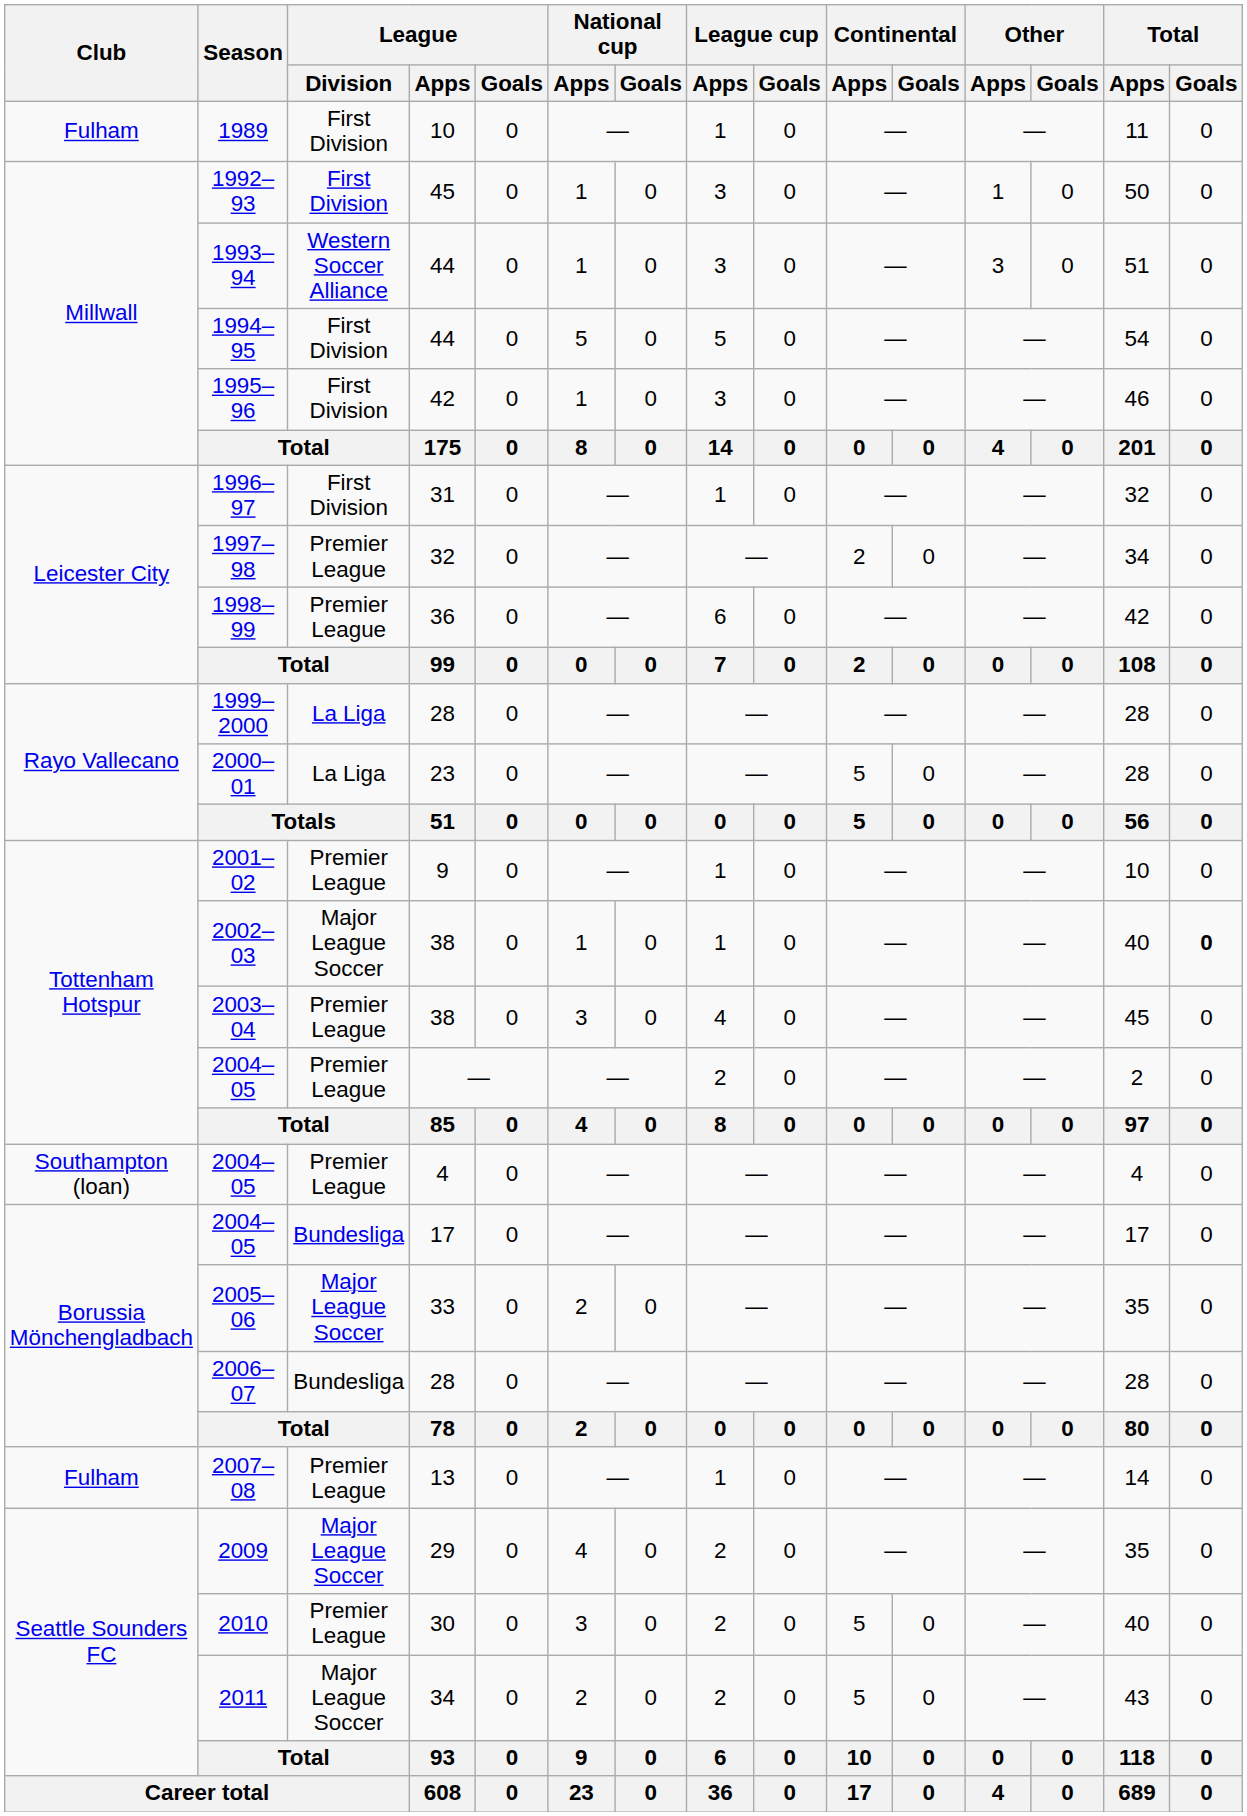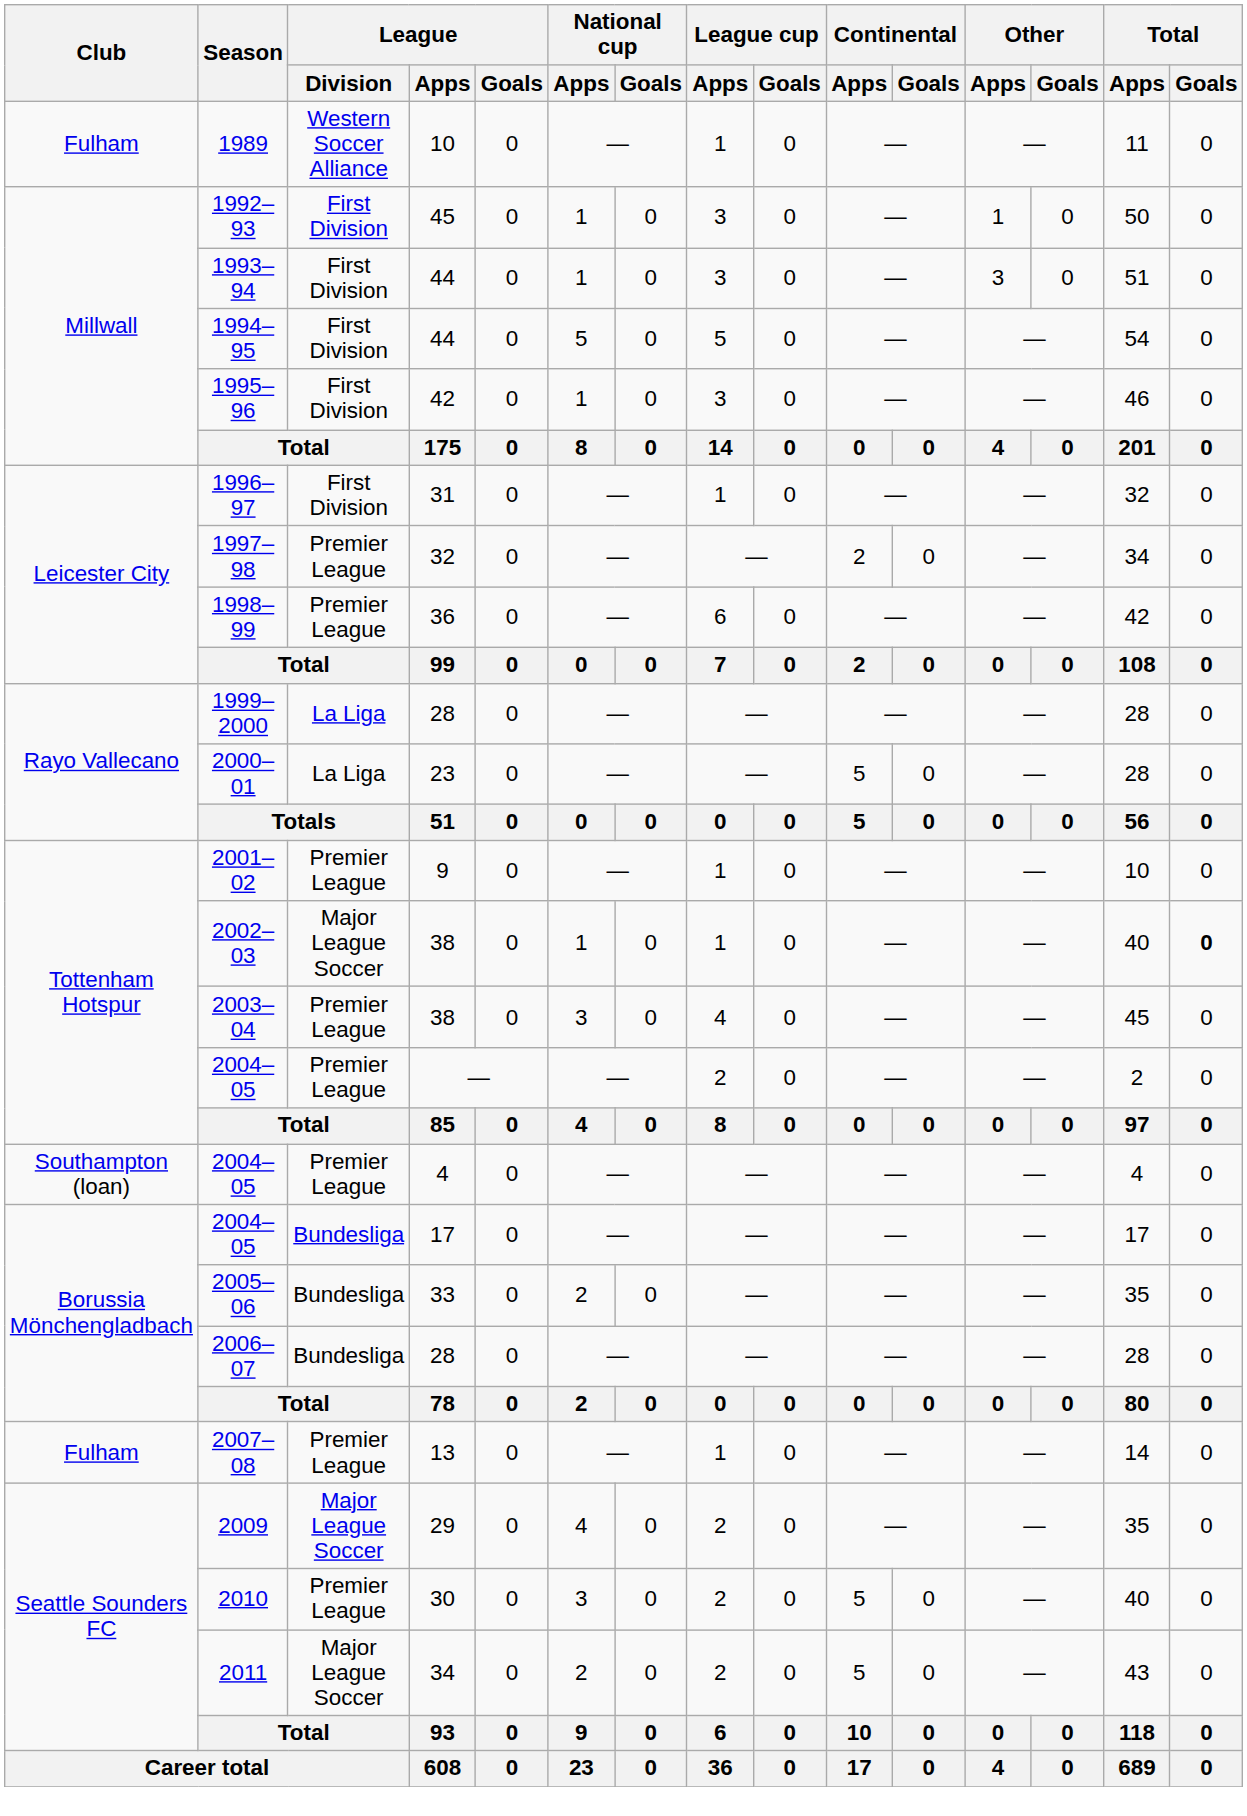(349, 131) First Division -> (349, 143) Western Soccer Alliance
(349, 265) Western Soccer Alliance -> (349, 277) First Division
(349, 1307) Major League Soccer -> (349, 1295) Bundesliga
